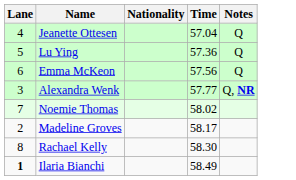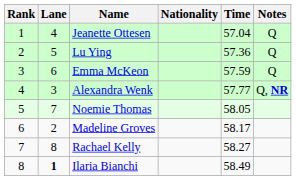+ column: (21, 14)
(204, 71) 57.56 -> (237, 71) 57.59
(204, 109) 58.02 -> (237, 109) 58.05
(204, 147) 58.30 -> (237, 147) 58.27
